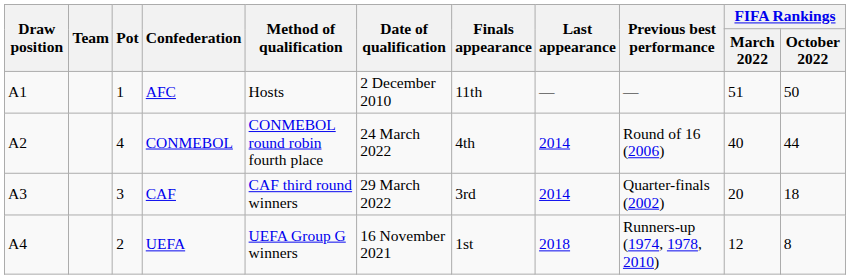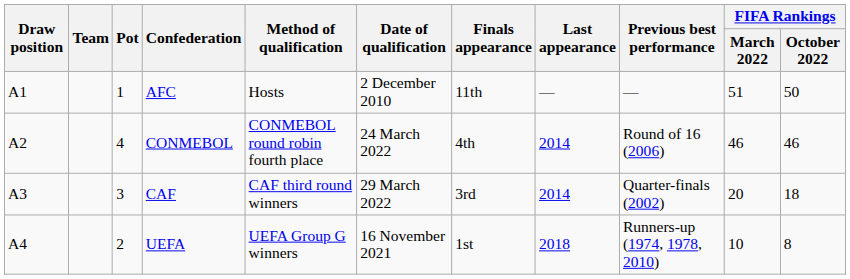(736, 143) 40 -> (736, 143) 46
(792, 143) 44 -> (792, 143) 46
(736, 244) 12 -> (736, 244) 10
